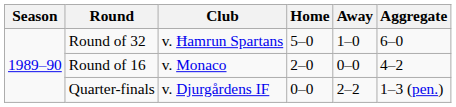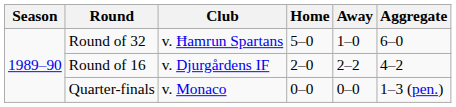(194, 65) v. Monaco -> (216, 65) v. Djurgårdens IF
(348, 65) 0–0 -> (348, 65) 2–2
(216, 89) v. Djurgårdens IF -> (194, 89) v. Monaco
(348, 89) 2–2 -> (348, 89) 0–0
